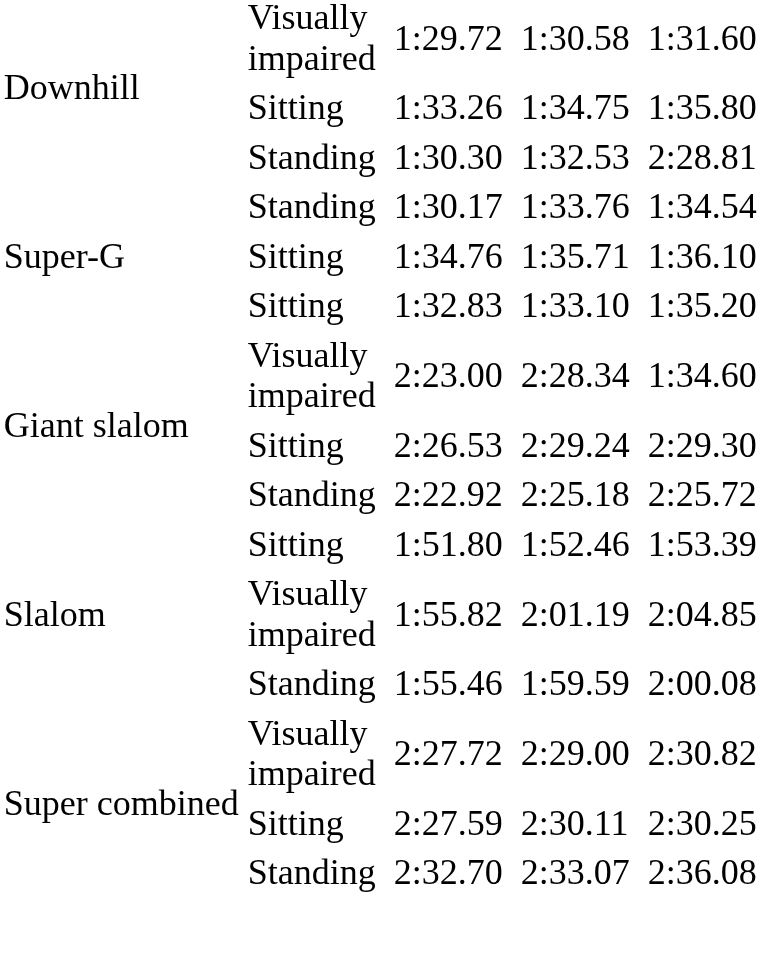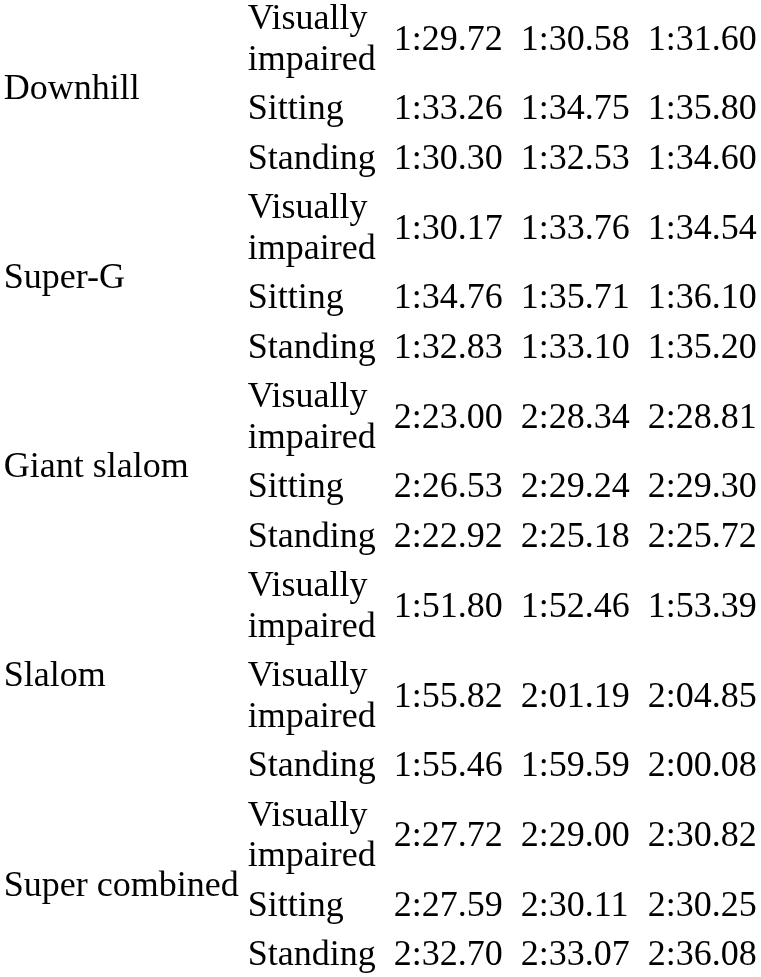(702, 156) 2:28.81 -> (702, 156) 1:34.60
(312, 206) Standing -> (312, 226) Visually impaired
(296, 305) Sitting -> (312, 345) Standing
(702, 375) 1:34.60 -> (702, 415) 2:28.81
(296, 543) Sitting -> (312, 604) Visually impaired
